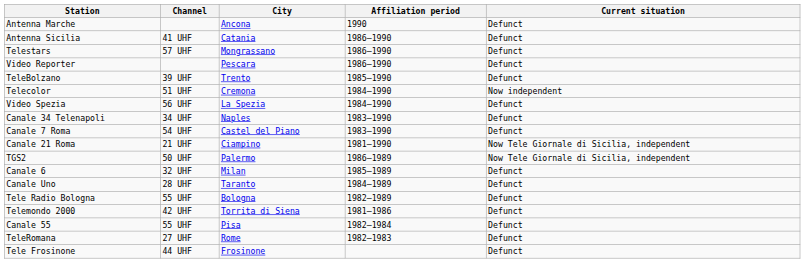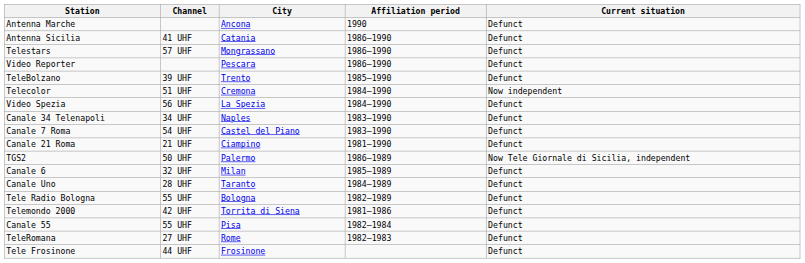(589, 144) Now Tele Giornale di Sicilia, independent -> (505, 144) Defunct
